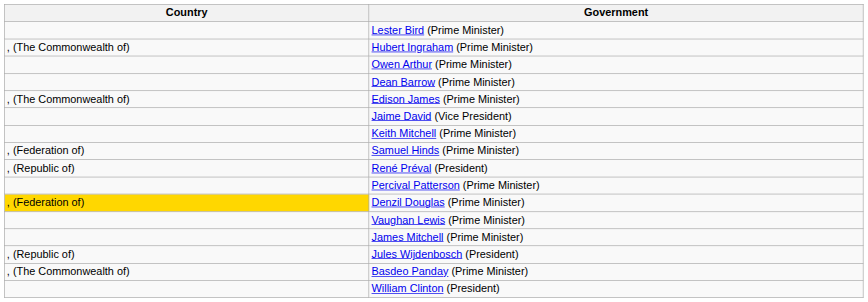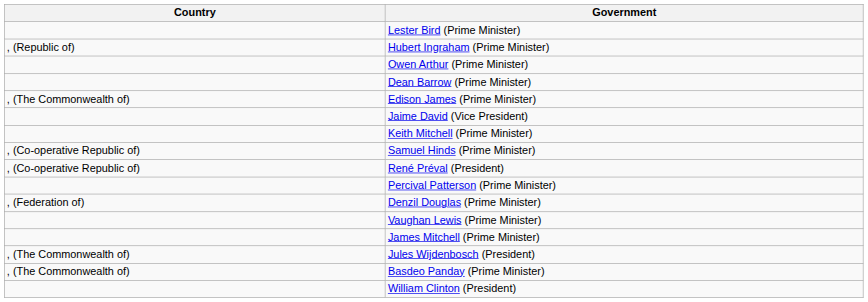(68, 47) , (The Commonwealth of) -> (41, 47) , (Republic of)
(46, 151) , (Federation of) -> (73, 151) , (Co-operative Republic of)
(41, 168) , (Republic of) -> (73, 168) , (Co-operative Republic of)
(46, 202) gold background -> (46, 202) no background
(41, 254) , (Republic of) -> (68, 254) , (The Commonwealth of)
